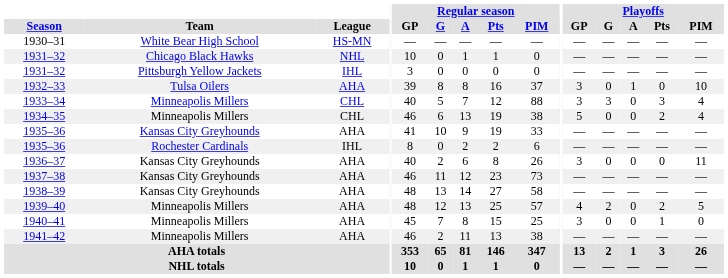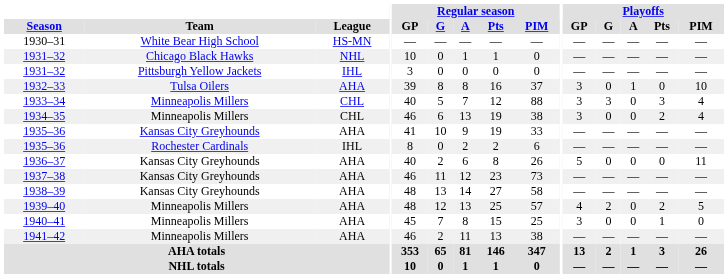(579, 116) 5 -> (579, 116) 3
(579, 161) 3 -> (579, 161) 5
